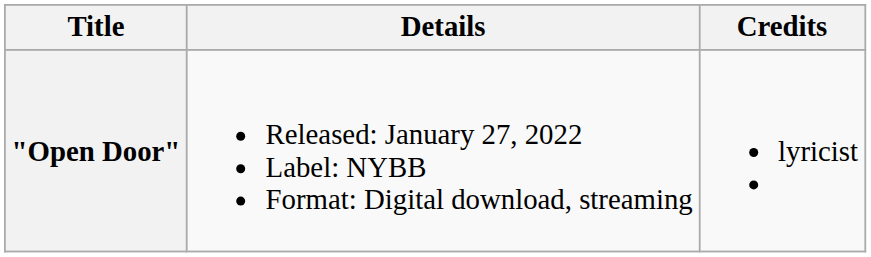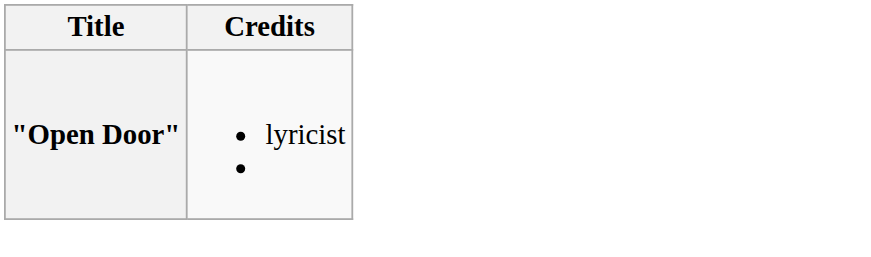- column: (443, 27)
